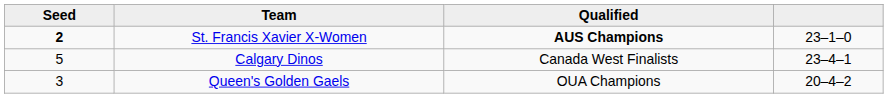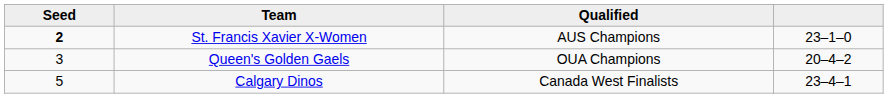(609, 37) bold -> (609, 37) normal
rows swapped: (279, 81) <-> (279, 59)
